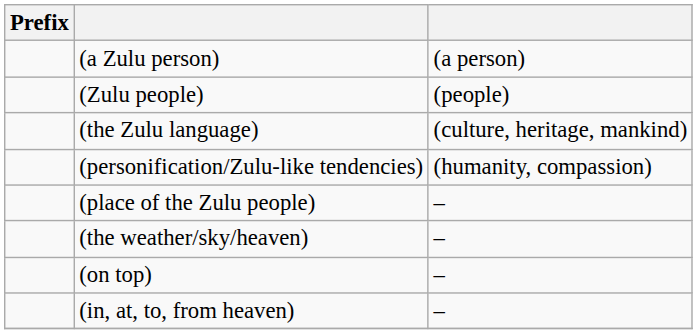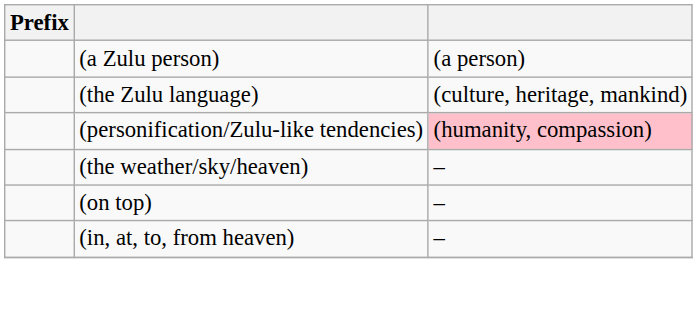- row: (141, 94)
(543, 166) no background -> (543, 130) pink background
- row: (197, 202)
